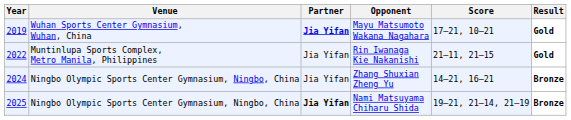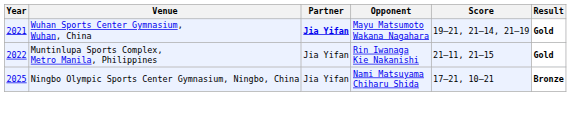(17, 30) 2019 -> (17, 30) 2021
(464, 30) 17–21, 10–21 -> (481, 30) 19–21, 21–14, 21–19
- row: (386, 79)
(326, 103) bold -> (326, 79) normal
(481, 103) 19–21, 21–14, 21–19 -> (463, 79) 17–21, 10–21
